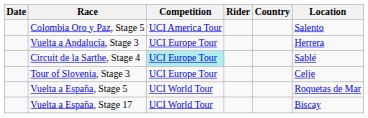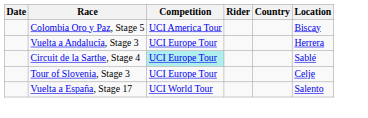(309, 27) Salento -> (308, 27) Biscay
- row: (79, 89)
(308, 105) Biscay -> (309, 89) Salento
